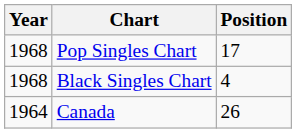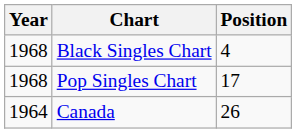rows swapped: (134, 81) <-> (127, 50)
